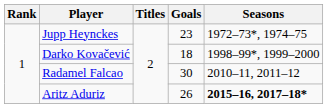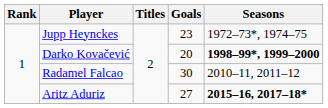(186, 53) 18 -> (186, 53) 20
(263, 53) normal -> (263, 53) bold
(186, 93) 26 -> (186, 93) 27
